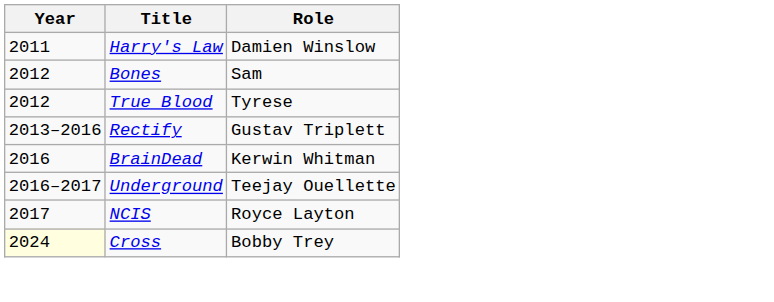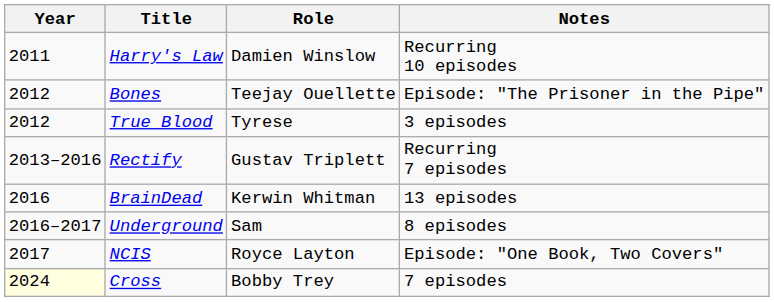+ column: (584, 19)
(247, 75) Sam -> (313, 94) Teejay Ouellette
(313, 186) Teejay Ouellette -> (247, 226) Sam
